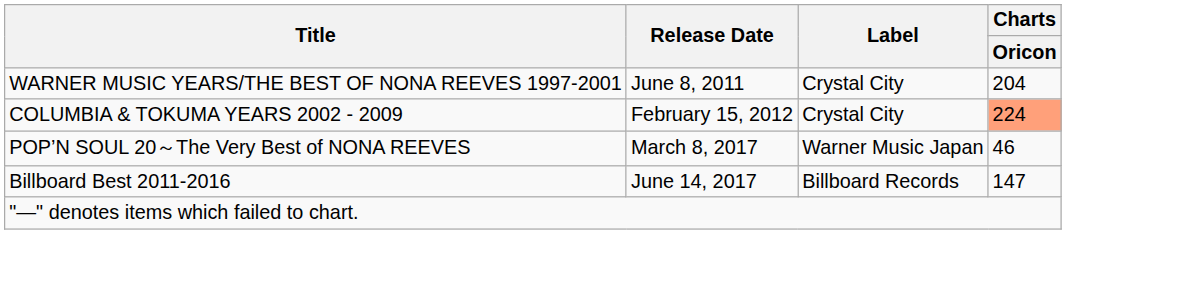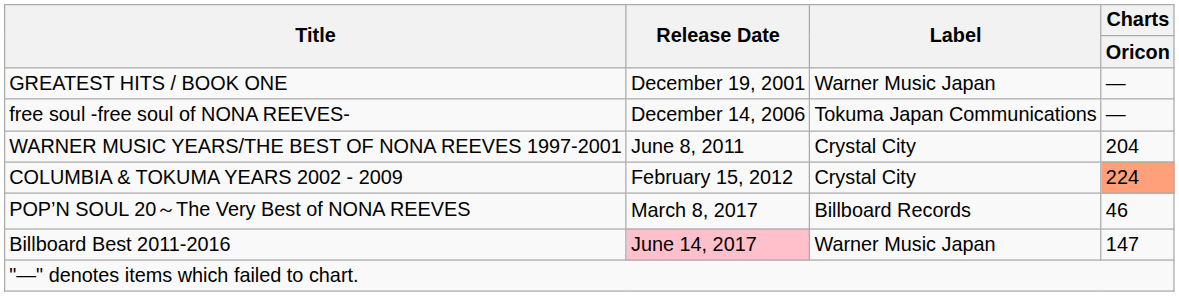+ row: (148, 83)
+ row: (180, 114)
(893, 147) Warner Music Japan -> (893, 210) Billboard Records
(694, 181) no background -> (694, 244) pink background
(881, 181) Billboard Records -> (905, 244) Warner Music Japan
